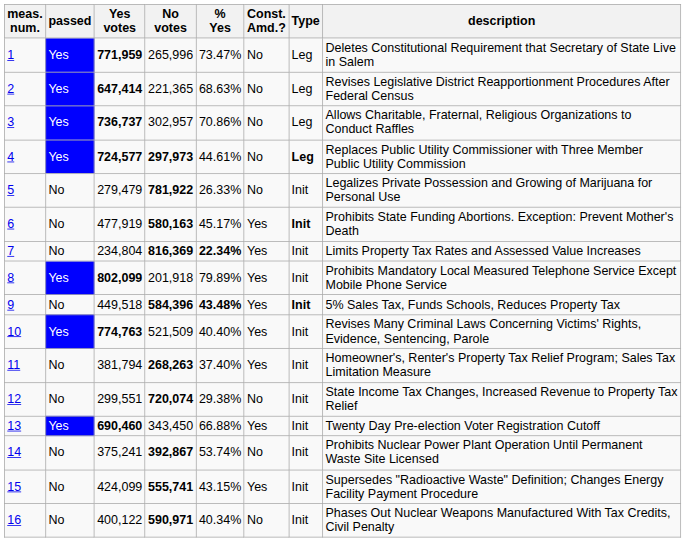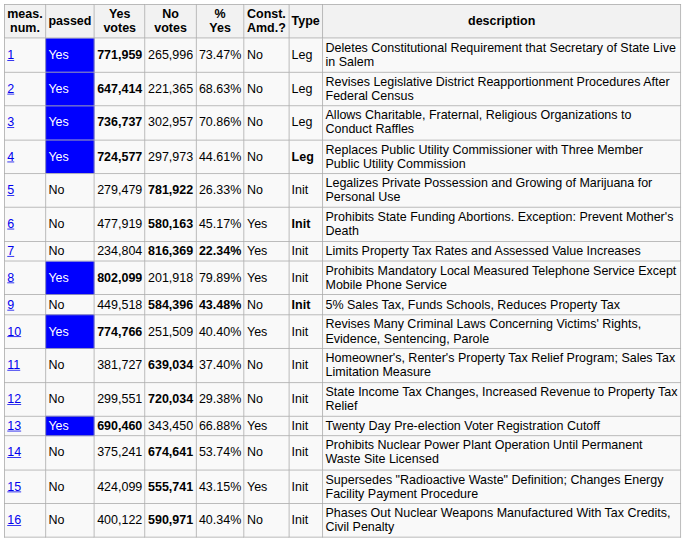(171, 156) bold -> (171, 156) normal
(257, 304) Yes -> (255, 304) No
(120, 331) 774,763 -> (120, 331) 774,766
(171, 331) 521,509 -> (171, 331) 251,509
(120, 365) 381,794 -> (120, 365) 381,727
(171, 365) 268,263 -> (171, 365) 639,034
(257, 365) Yes -> (255, 365) No
(171, 399) 720,074 -> (171, 399) 720,034
(171, 452) 392,867 -> (171, 452) 674,641
